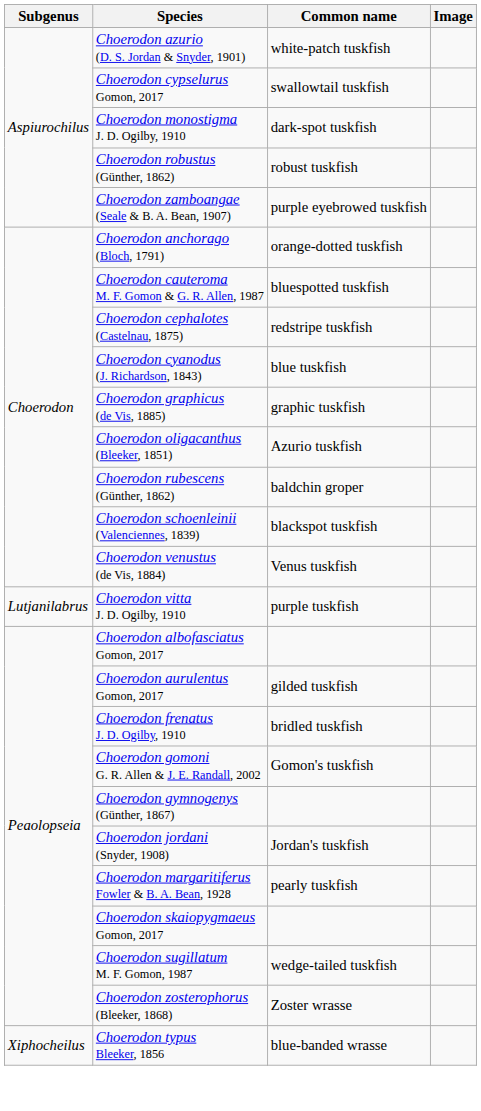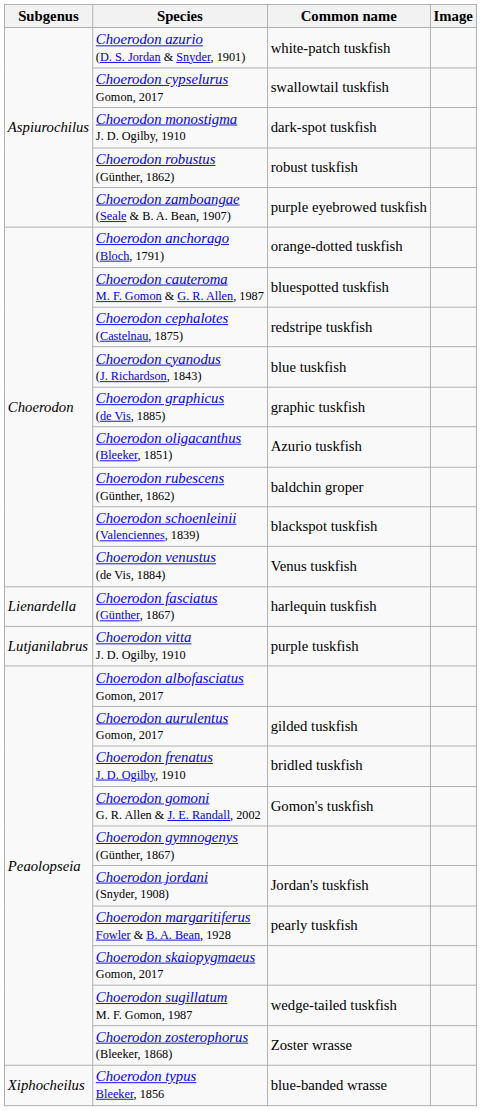+ row: (157, 606)
